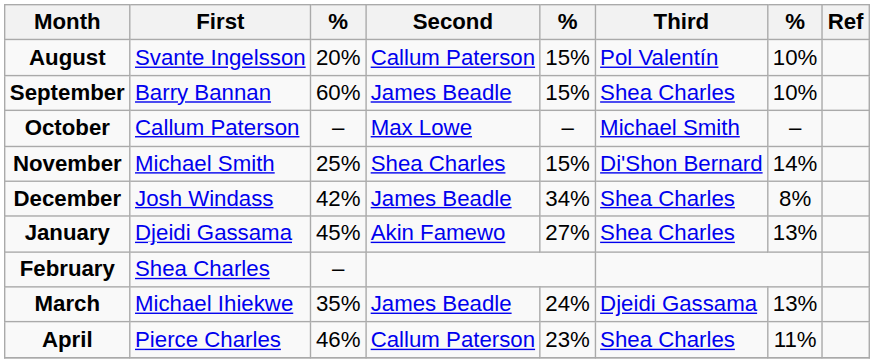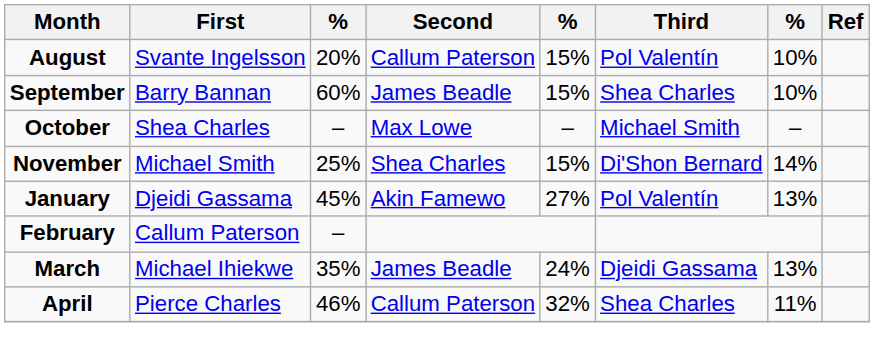(217, 127) Callum Paterson -> (202, 127) Shea Charles
- row: (67, 198)
(667, 233) Shea Charles -> (659, 198) Pol Valentín
(202, 269) Shea Charles -> (217, 233) Callum Paterson
(568, 339) 23% -> (568, 304) 32%
